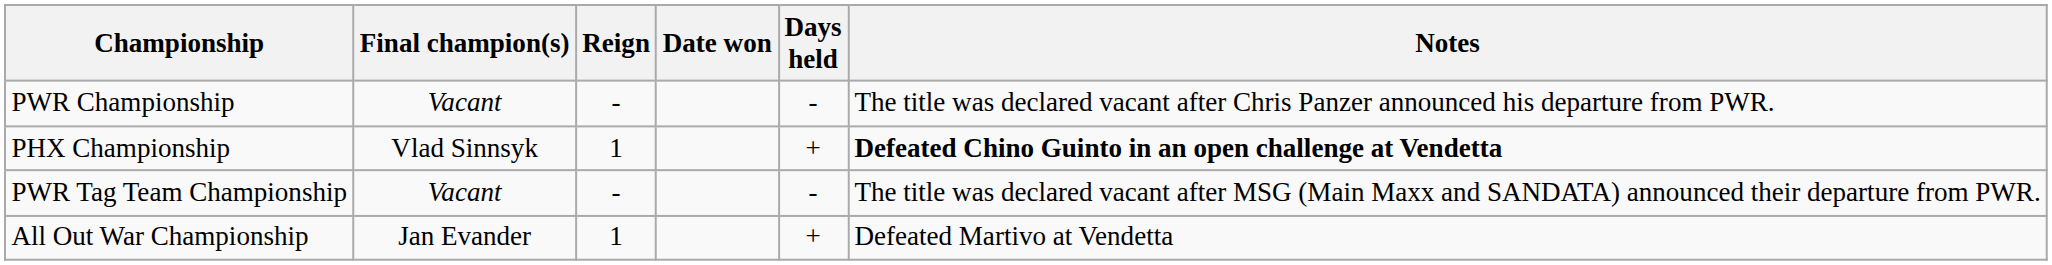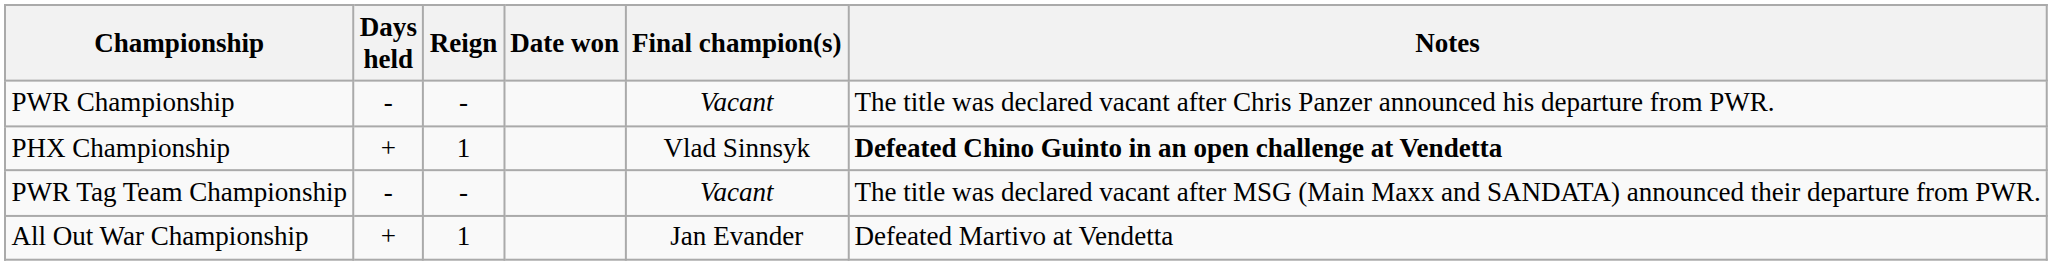columns swapped: (465, 42) <-> (813, 42)
